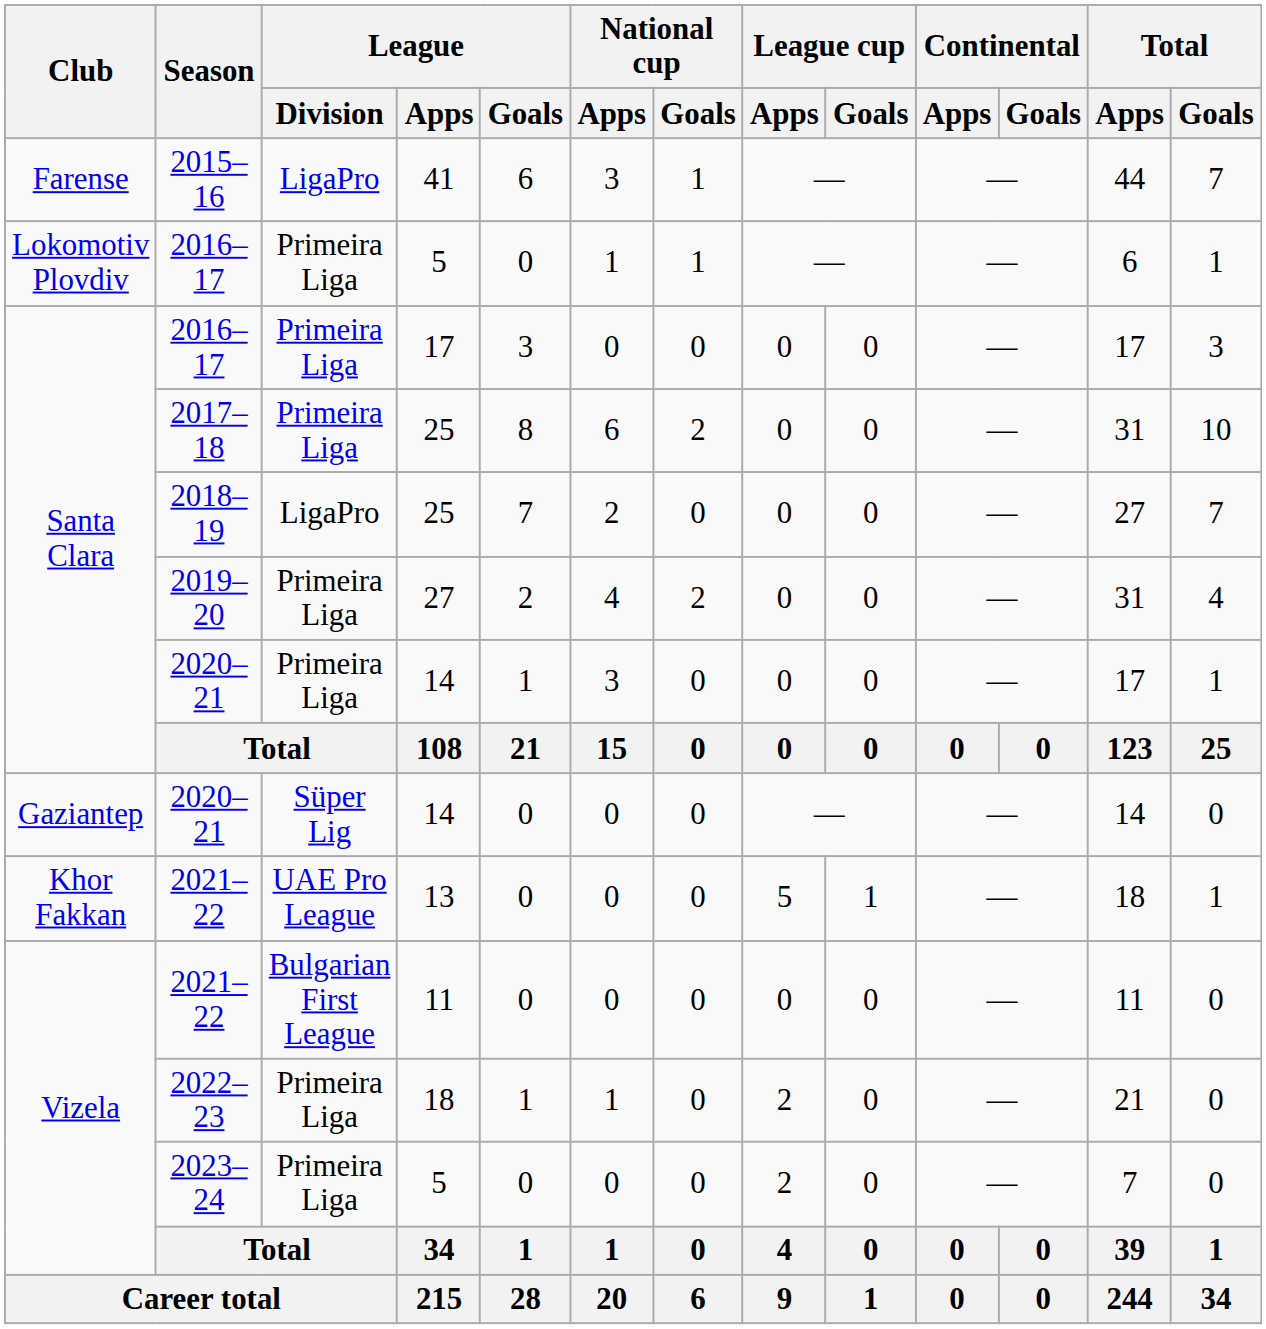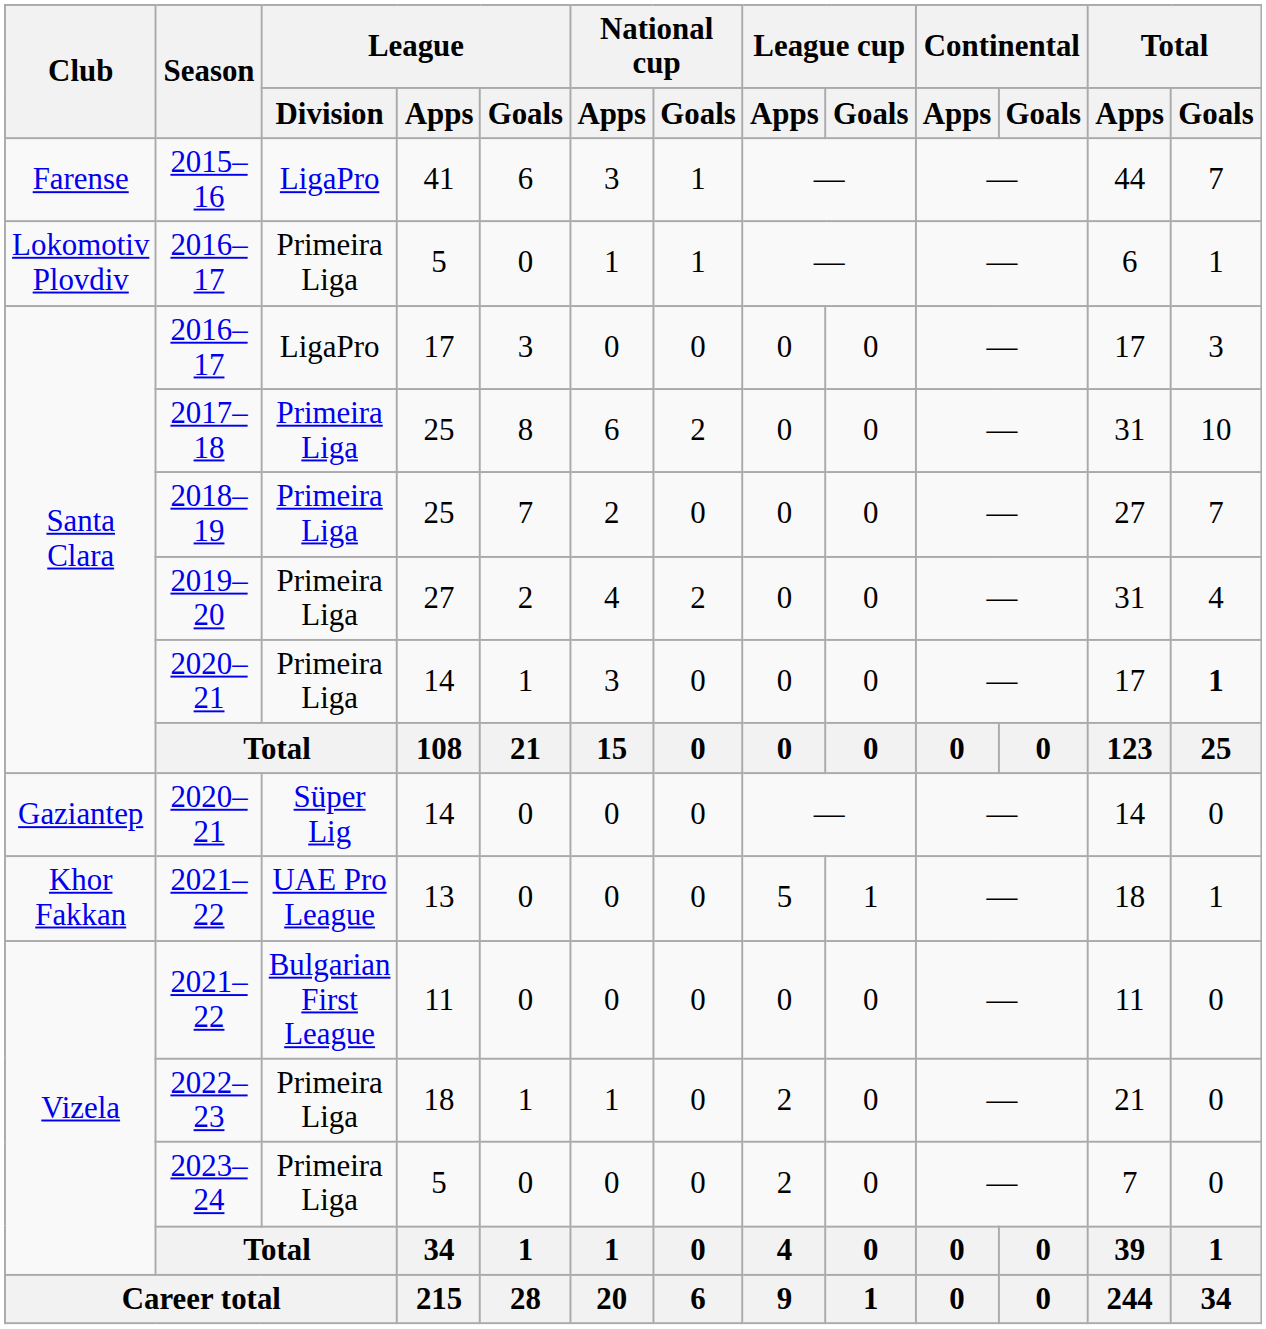(330, 346) Primeira Liga -> (330, 346) LigaPro
(330, 513) LigaPro -> (330, 513) Primeira Liga
(1216, 681) normal -> (1216, 681) bold
